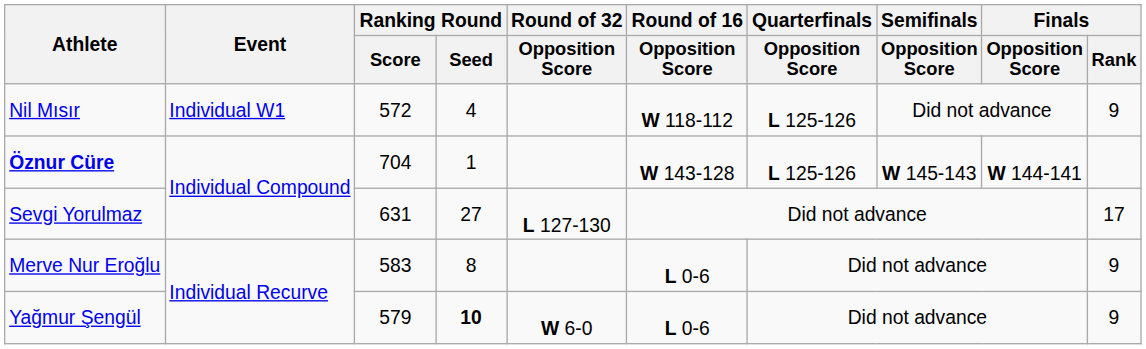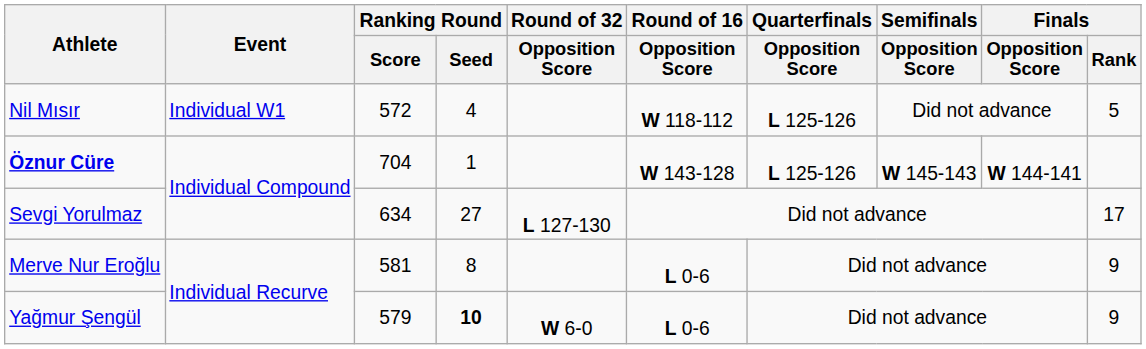(1114, 110) 9 -> (1114, 110) 5
(395, 214) 631 -> (395, 214) 634
(395, 266) 583 -> (395, 266) 581
